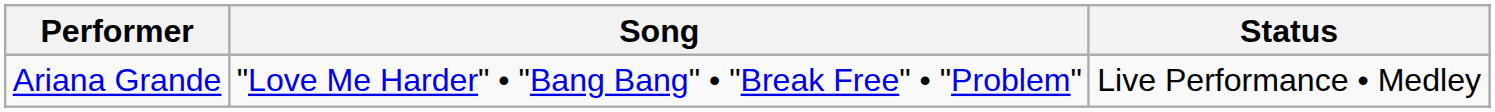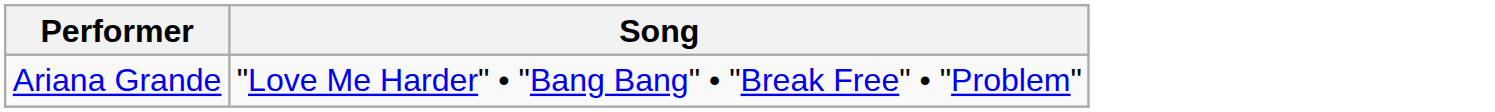- column: (1289, 30)
